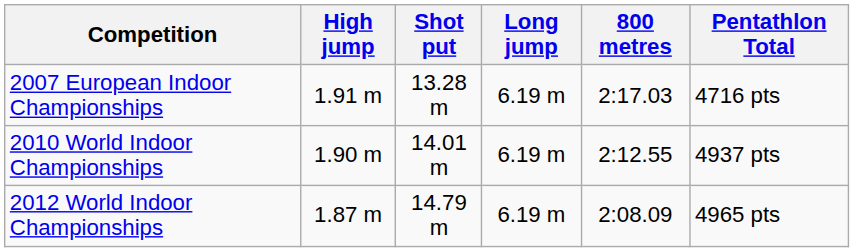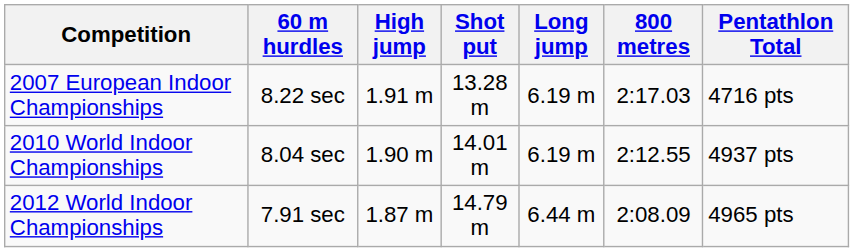+ column: (303, 34)
(531, 215) 6.19 m -> (561, 215) 6.44 m
